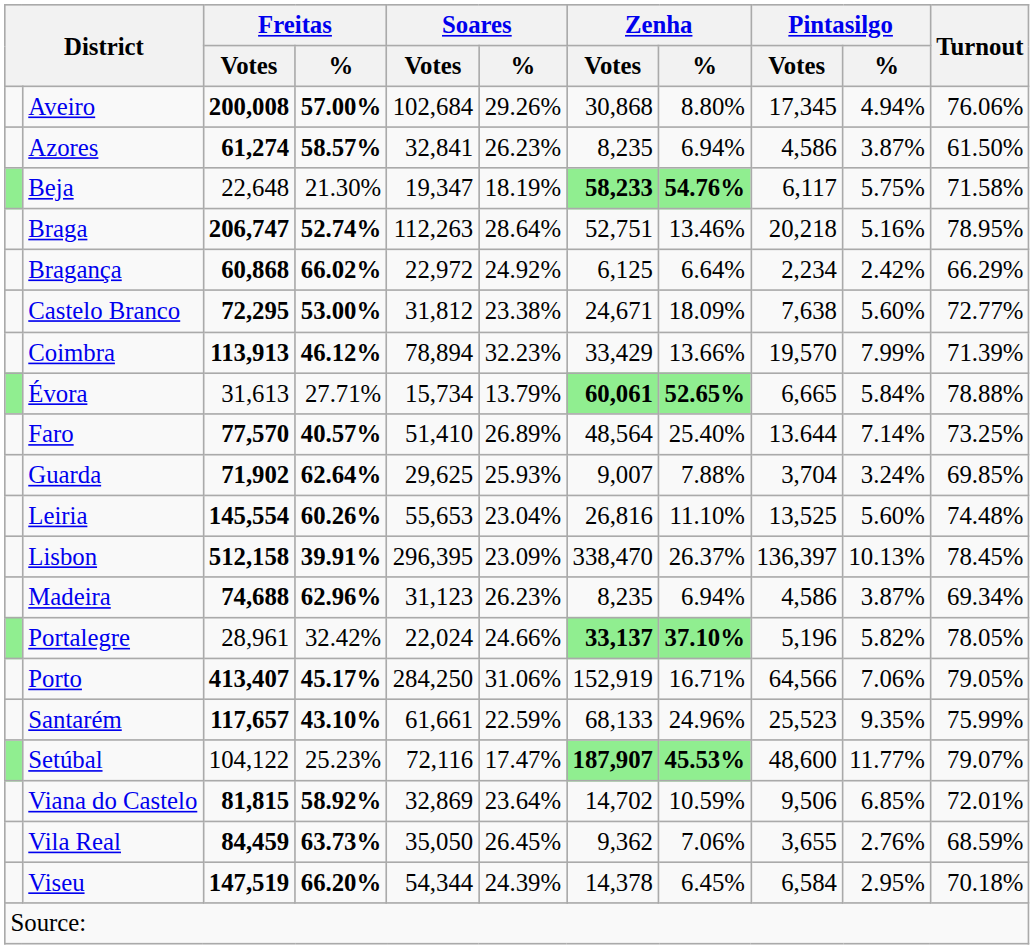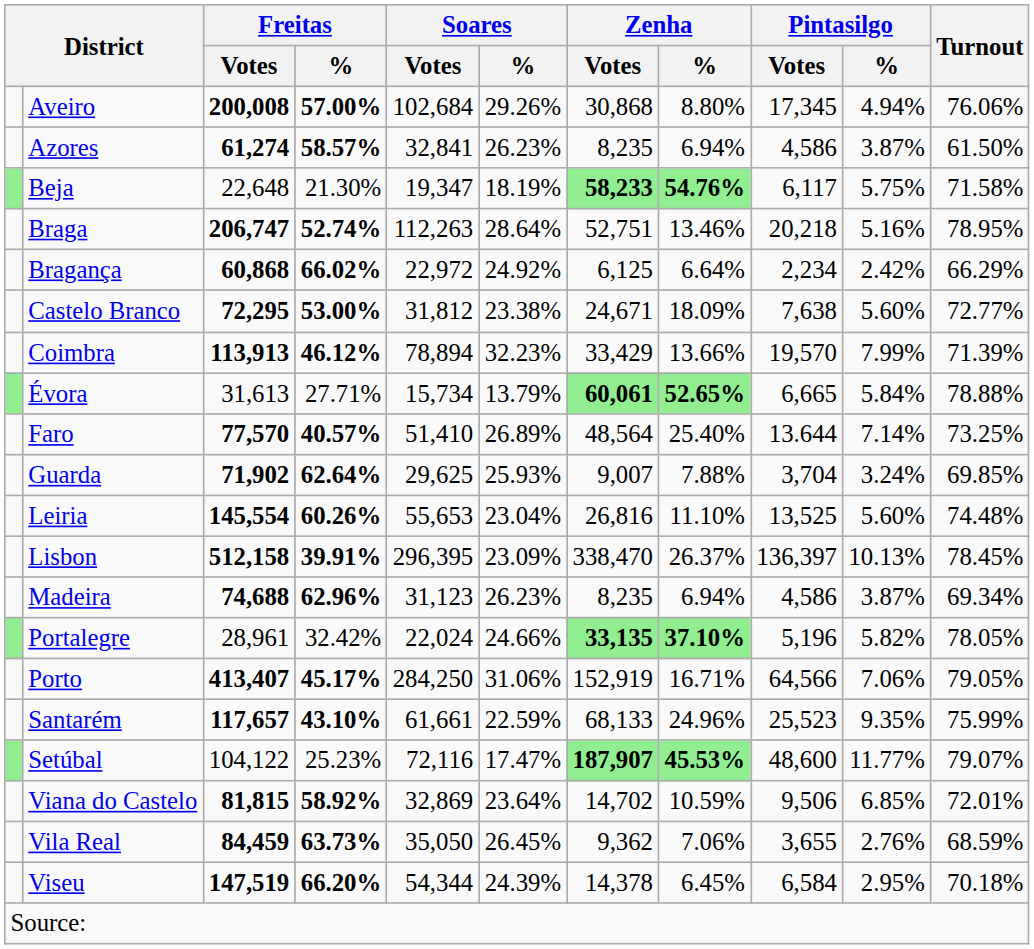(619, 637) 33,137 -> (619, 637) 33,135
